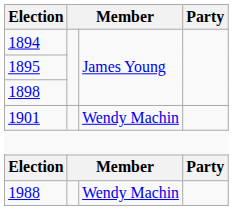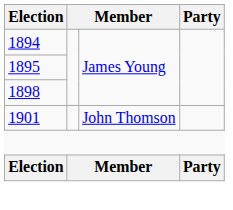(131, 117) Wendy Machin -> (129, 117) John Thomson
- row: (24, 192)
